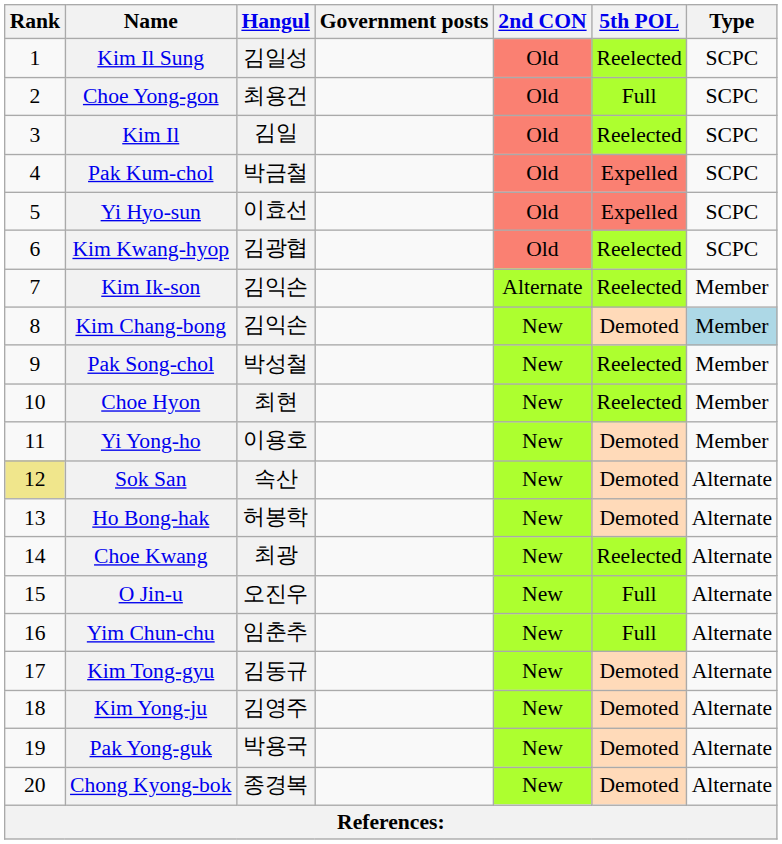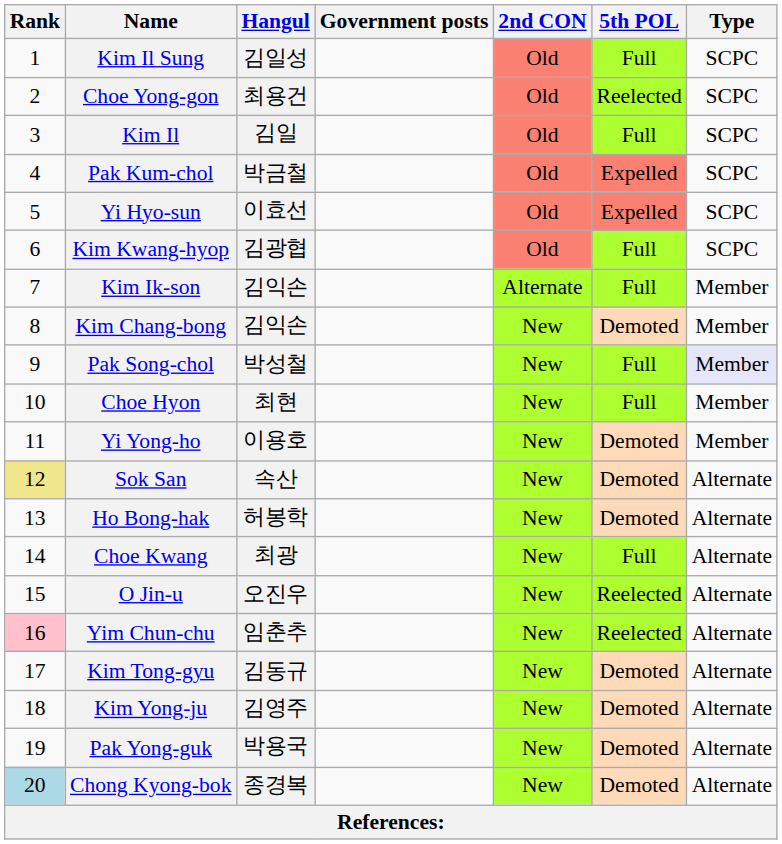(639, 57) Reelected -> (639, 57) Full
(639, 96) Full -> (639, 96) Reelected
(639, 134) Reelected -> (639, 134) Full
(639, 249) Reelected -> (639, 249) Full
(639, 287) Reelected -> (639, 287) Full
(732, 326) lightblue background -> (732, 326) no background
(639, 364) Reelected -> (639, 364) Full
(732, 364) no background -> (732, 364) lavender background
(639, 402) Reelected -> (639, 402) Full
(639, 555) Reelected -> (639, 555) Full
(639, 594) Full -> (639, 594) Reelected
(35, 632) no background -> (35, 632) pink background
(639, 632) Full -> (639, 632) Reelected
(35, 785) no background -> (35, 785) lightblue background
